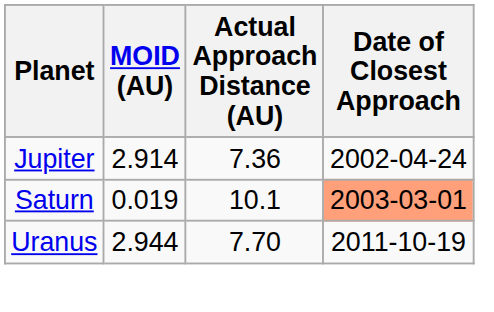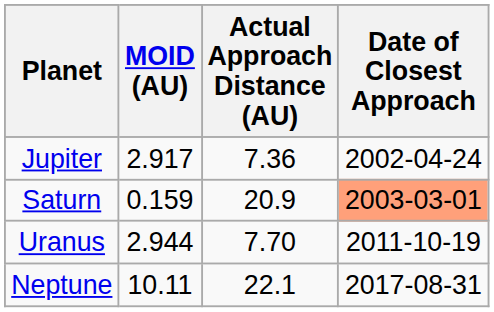(145, 158) 2.914 -> (160, 158) 2.917
(145, 200) 0.019 -> (160, 200) 0.159
(255, 200) 10.1 -> (270, 200) 20.9
+ row: (62, 285)
